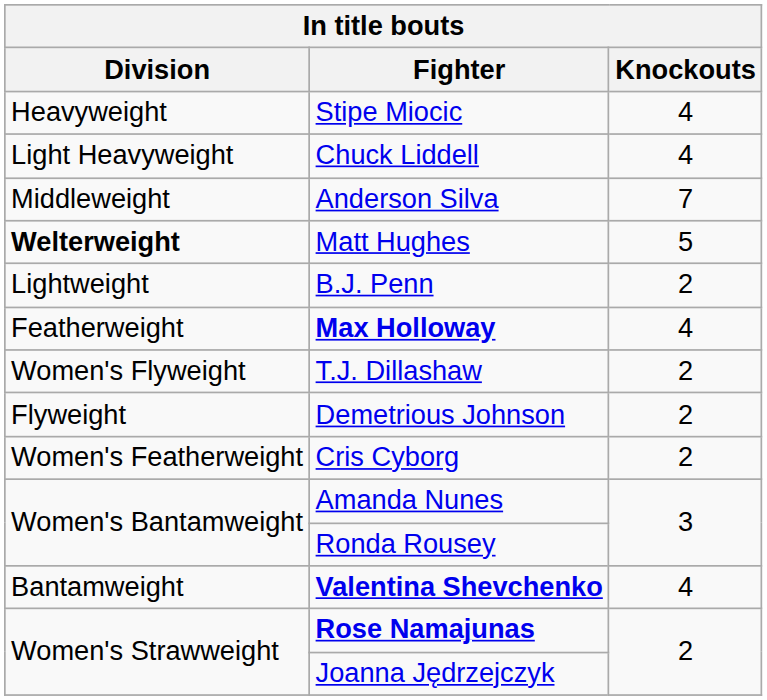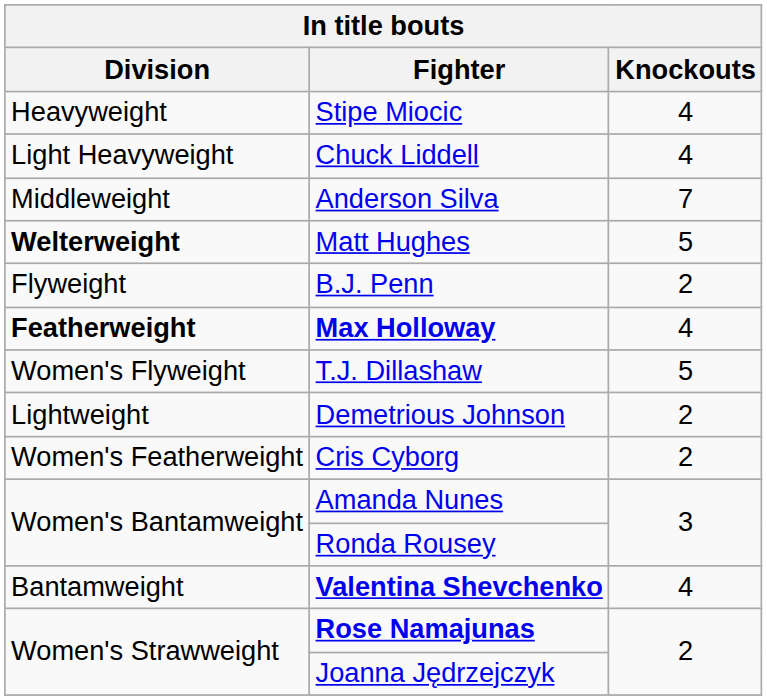(80, 284) Lightweight -> (69, 284) Flyweight
(97, 328) normal -> (103, 328) bold
(686, 371) 2 -> (686, 371) 5
(69, 414) Flyweight -> (80, 414) Lightweight
